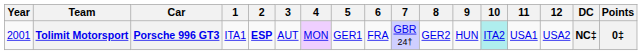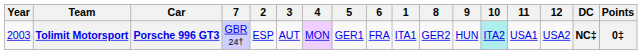columns swapped: (235, 12) <-> (405, 12)
(19, 35) 2001 -> (19, 35) 2003
(262, 35) bold -> (263, 35) normal
